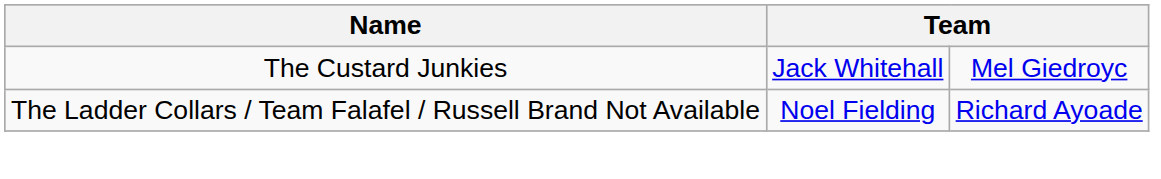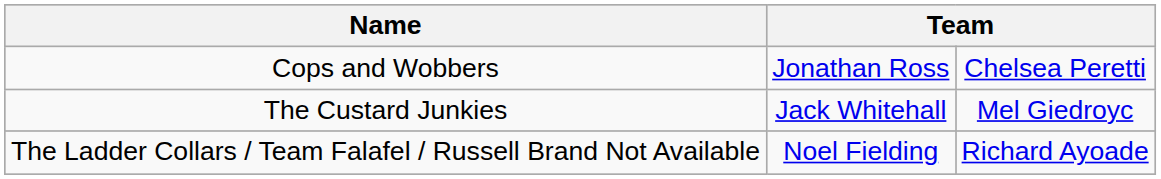+ row: (385, 67)
